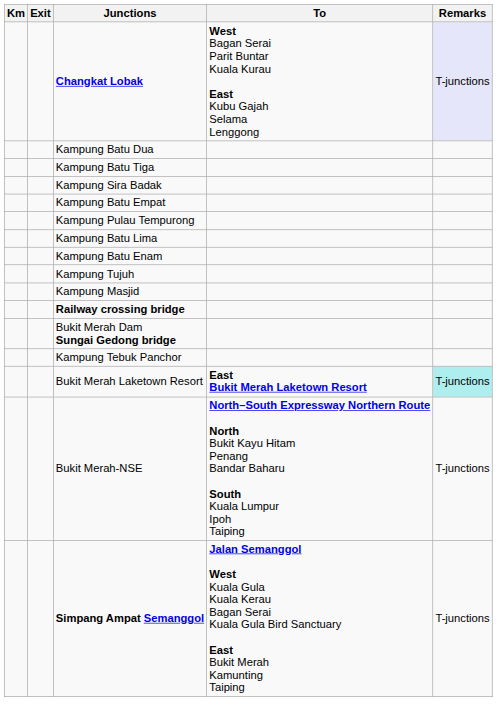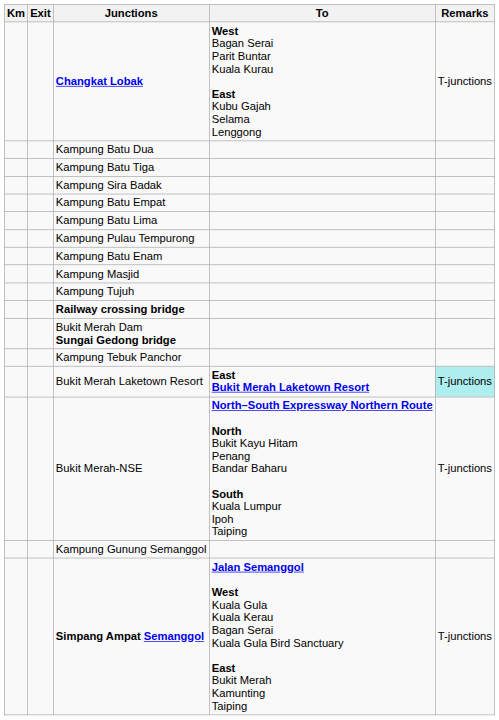(462, 81) lavender background -> (465, 81) no background
rows swapped: (107, 238) <-> (125, 220)
rows swapped: (95, 274) <-> (98, 291)
+ row: (131, 549)
